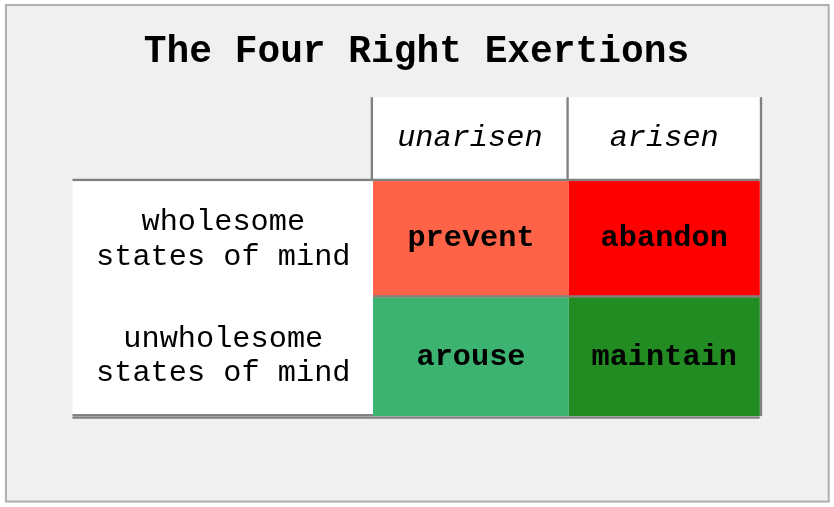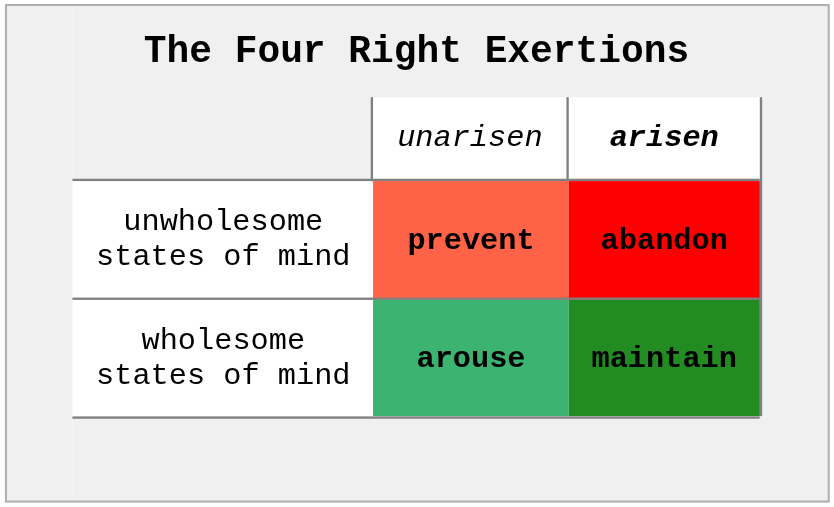(664, 138) normal -> (664, 138) bold
(223, 239) wholesome states of mind -> (223, 239) unwholesome states of mind
(223, 356) unwholesome states of mind -> (223, 358) wholesome states of mind
